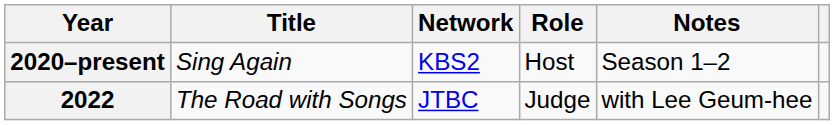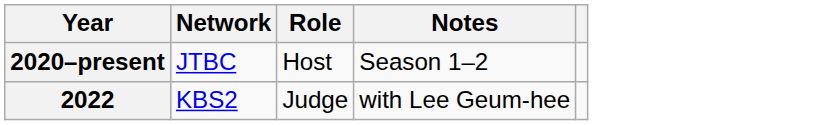- column: (291, 23)
(449, 61) KBS2 -> (206, 61) JTBC
(448, 100) JTBC -> (207, 100) KBS2
